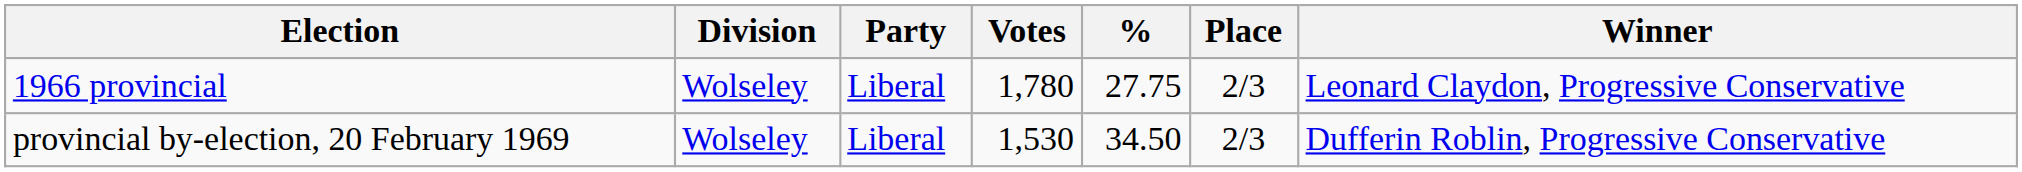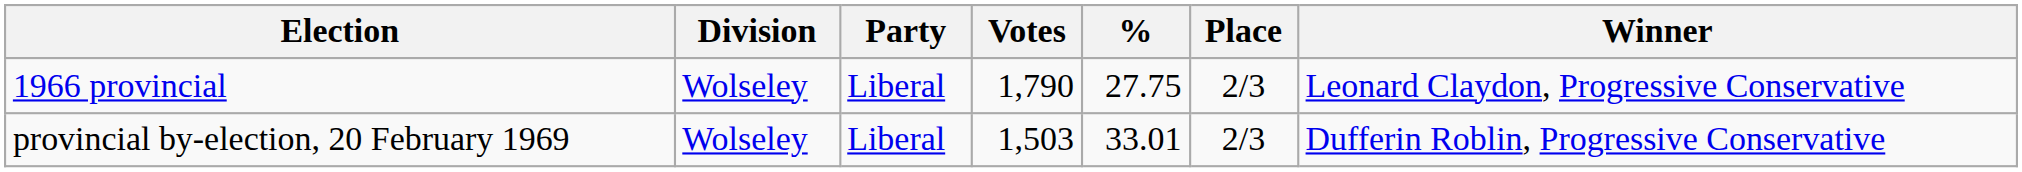(1036, 85) 1,780 -> (1036, 85) 1,790
(1036, 138) 1,530 -> (1036, 138) 1,503
(1143, 138) 34.50 -> (1143, 138) 33.01
